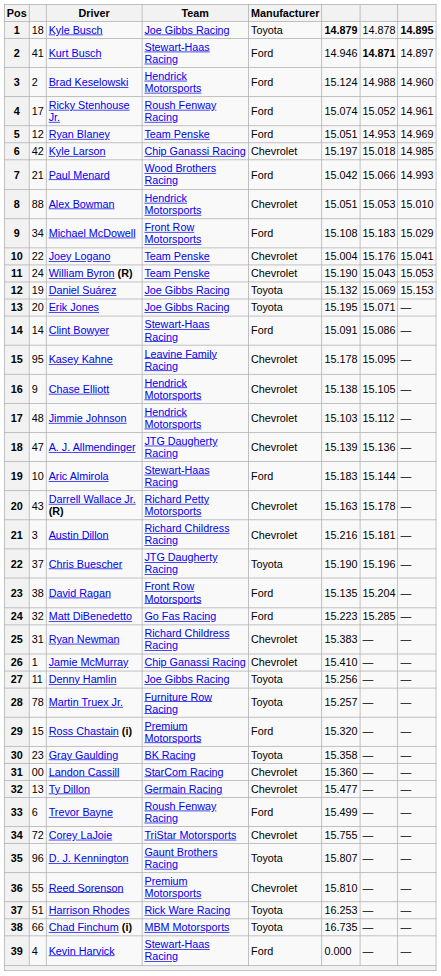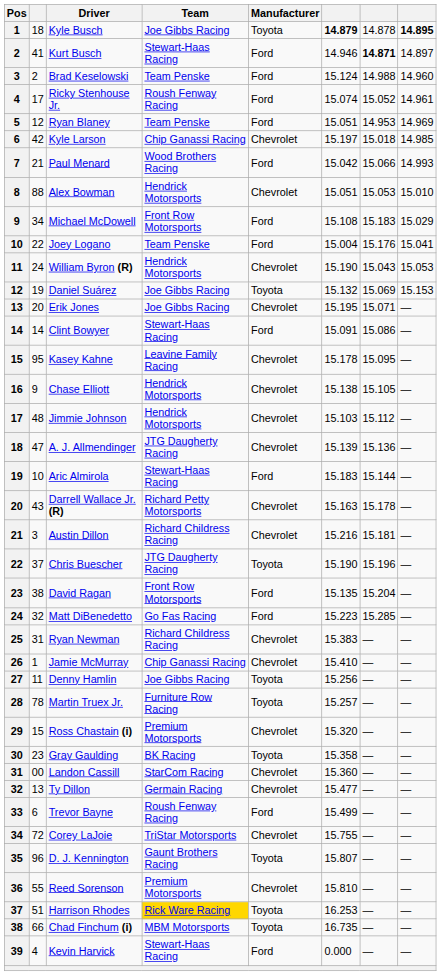(173, 82) Hendrick Motorsports -> (177, 76) Team Penske
(274, 256) Chevrolet -> (262, 244) Ford
(177, 273) Team Penske -> (173, 267) Hendrick Motorsports
(267, 308) Toyota -> (274, 308) Chevrolet
(262, 732) Ford -> (274, 732) Chevrolet
(187, 911) no background -> (187, 911) gold background
